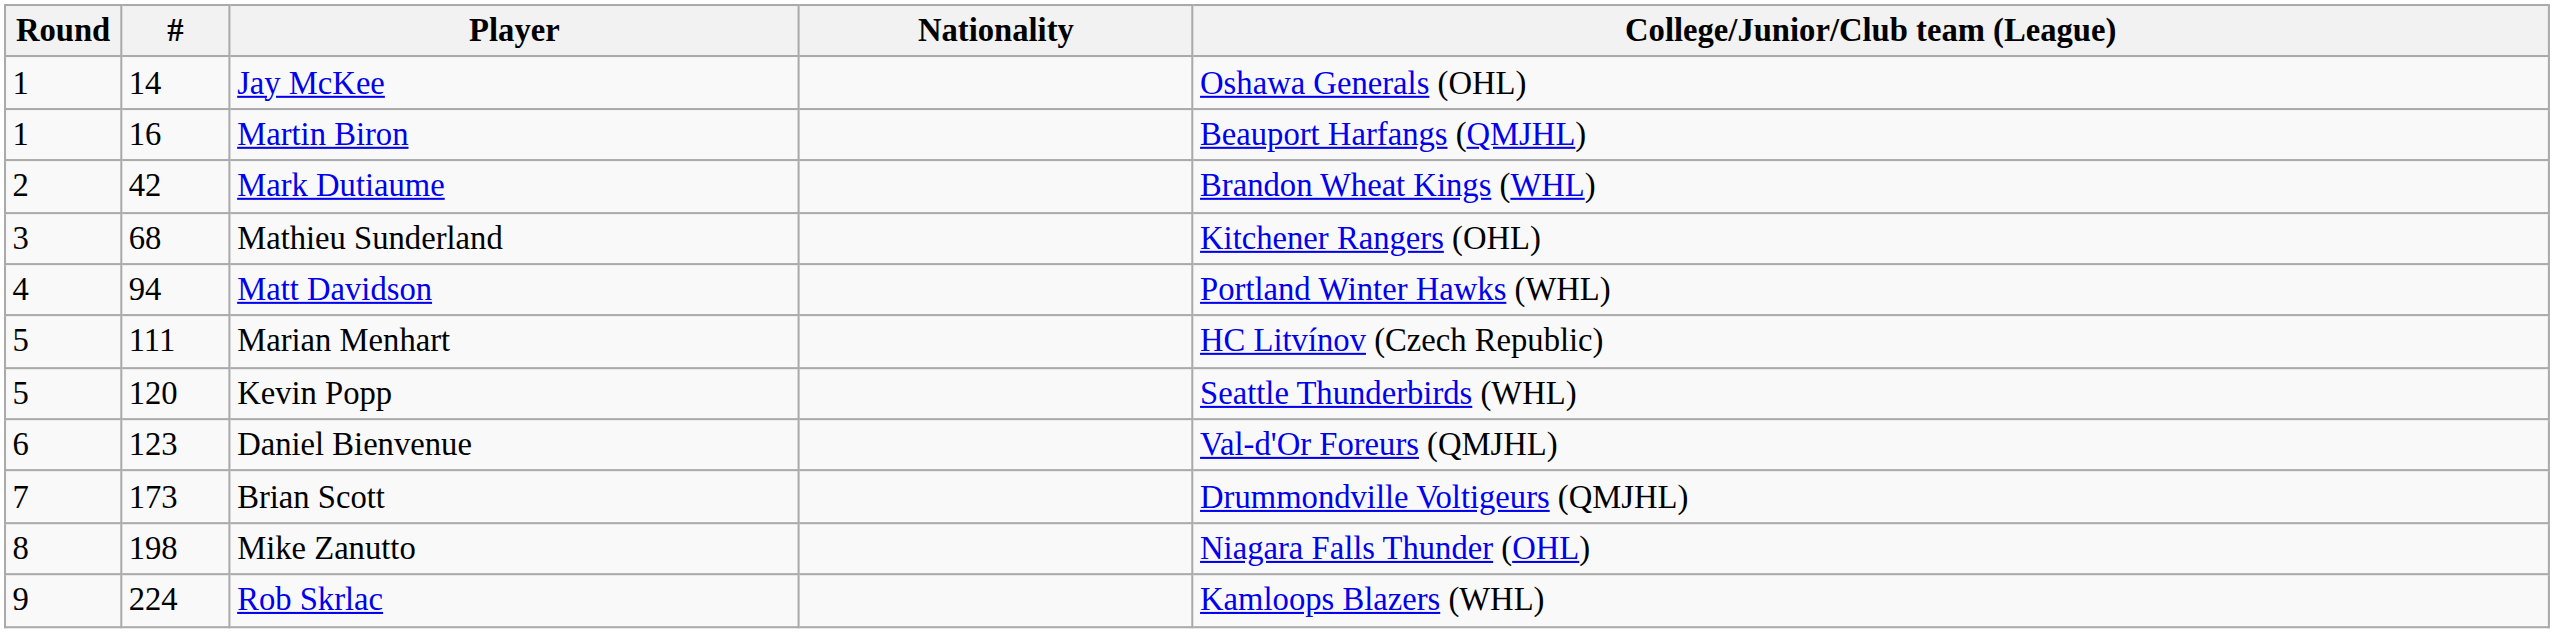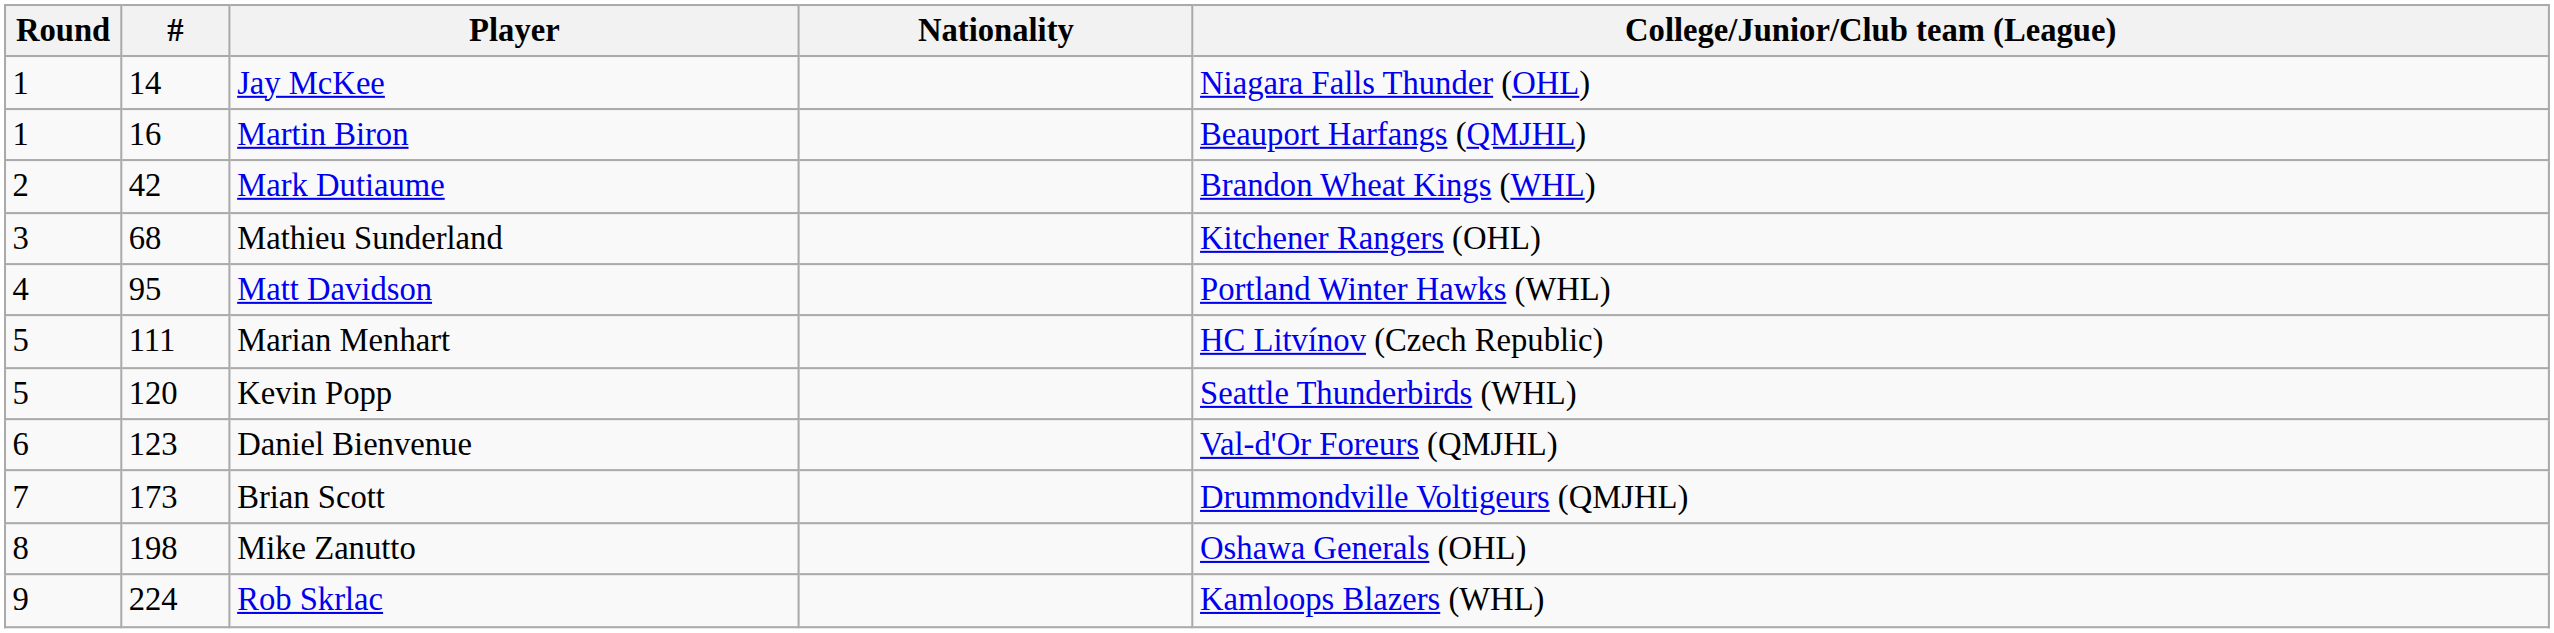(1363, 82) Oshawa Generals (OHL) -> (1395, 82) Niagara Falls Thunder (OHL)
(145, 289) 94 -> (145, 289) 95
(1395, 548) Niagara Falls Thunder (OHL) -> (1363, 548) Oshawa Generals (OHL)
